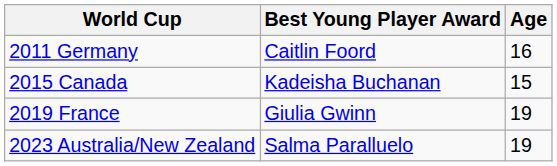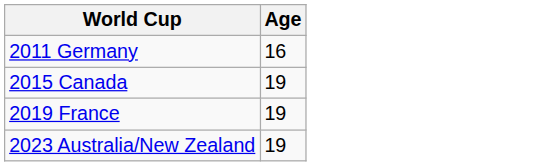- column: (383, 20)
(521, 82) 15 -> (275, 82) 19
